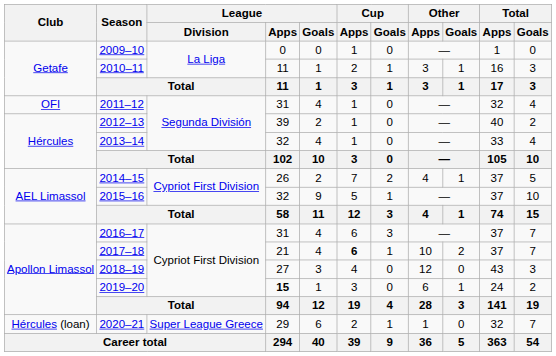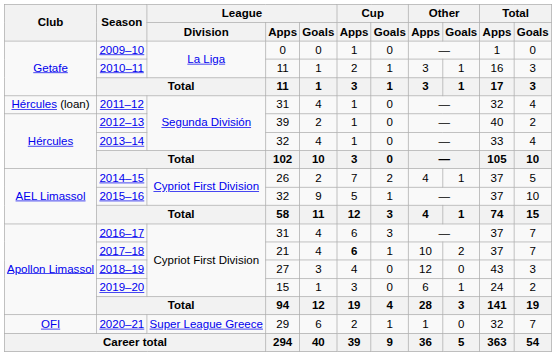(51, 104) OFI -> (51, 104) Hércules (loan)
(283, 287) bold -> (283, 287) normal
(51, 324) Hércules (loan) -> (51, 324) OFI
